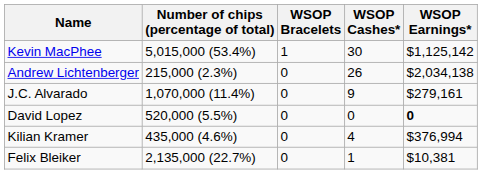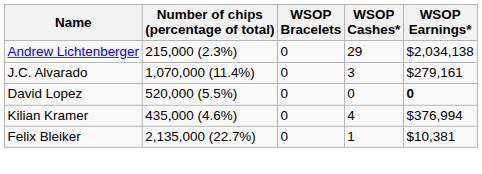- row: (55, 51)
(355, 72) 26 -> (355, 51) 29
(351, 94) 9 -> (351, 72) 3
